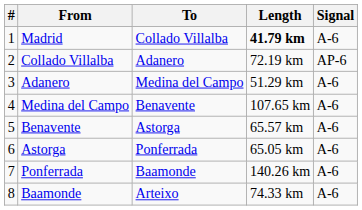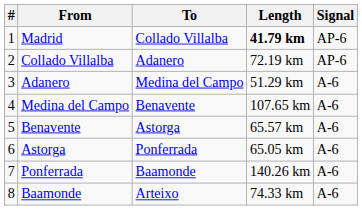(328, 37) A-6 -> (332, 37) AP-6
